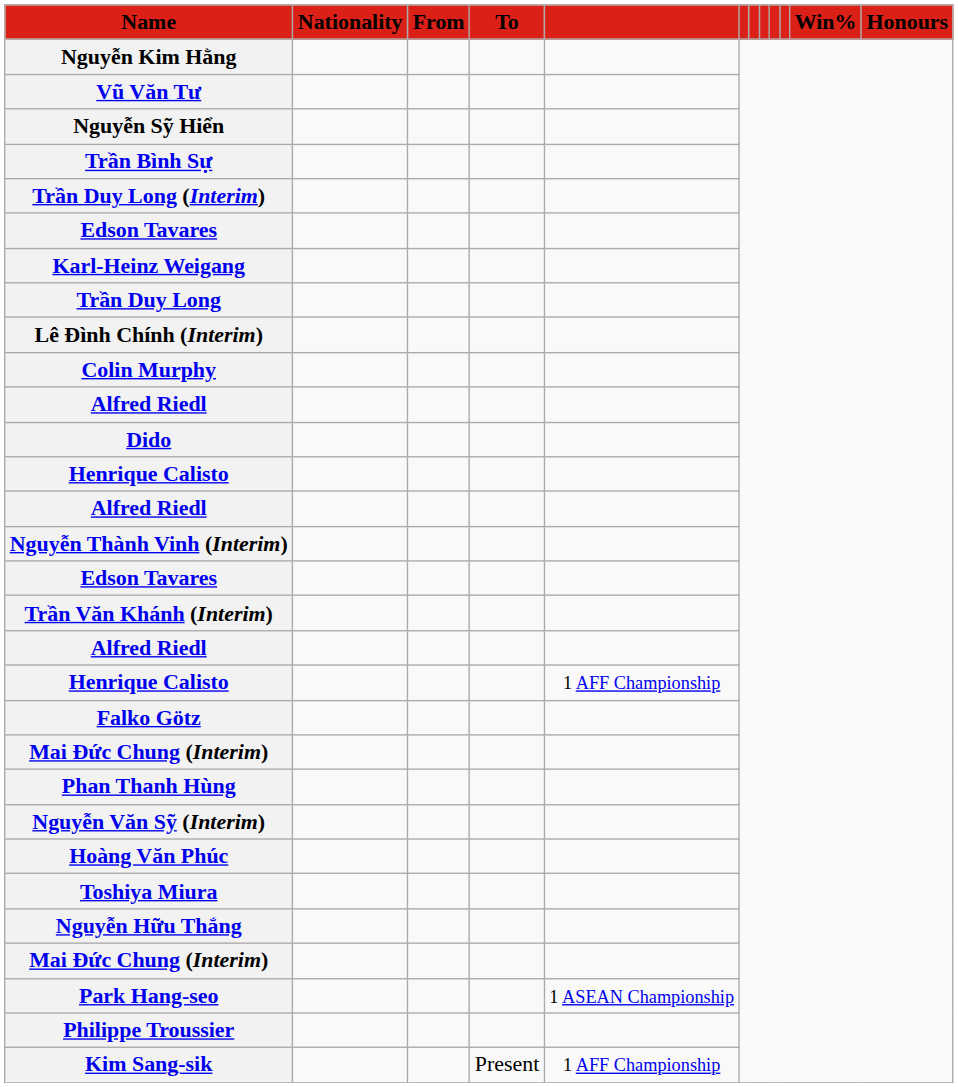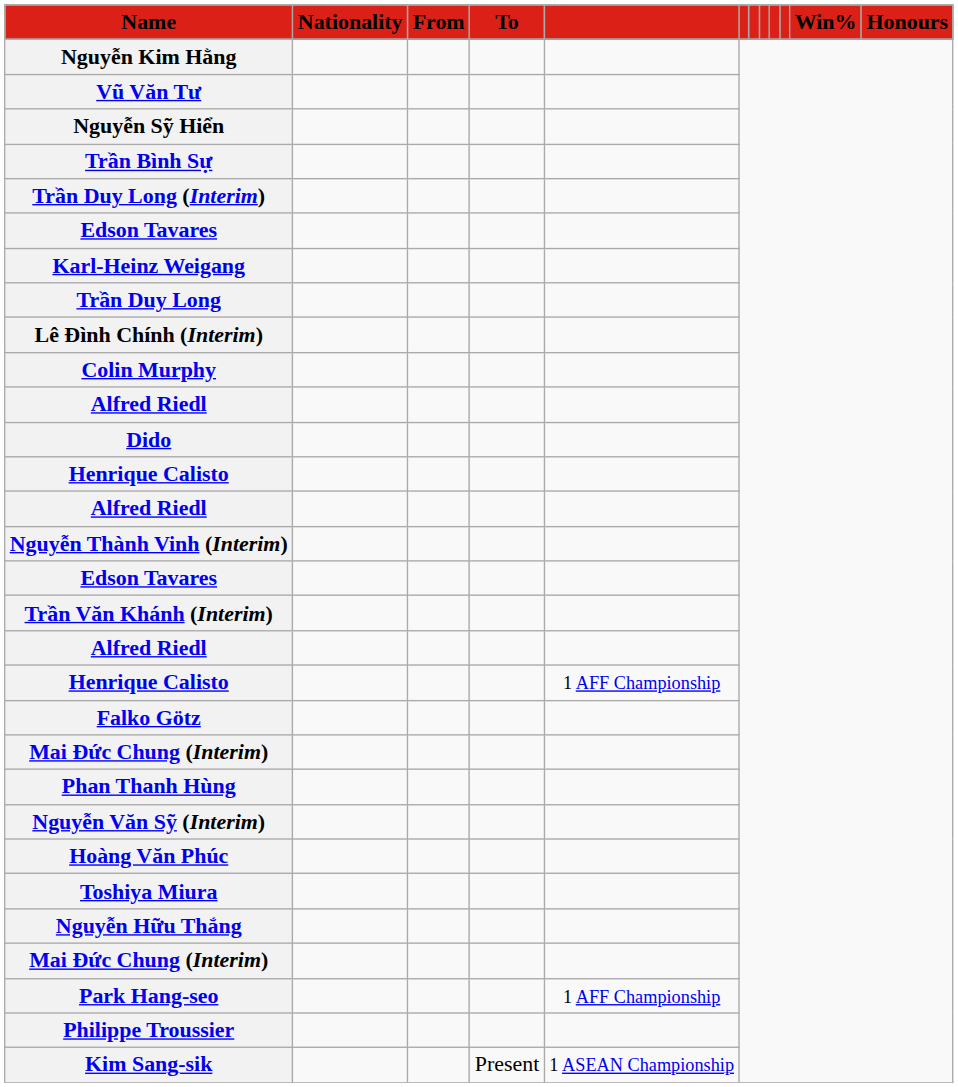(642, 996) 1 ASEAN Championship -> (642, 996) 1 AFF Championship
(642, 1066) 1 AFF Championship -> (642, 1066) 1 ASEAN Championship
